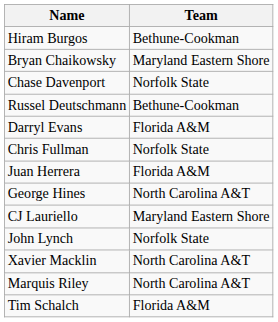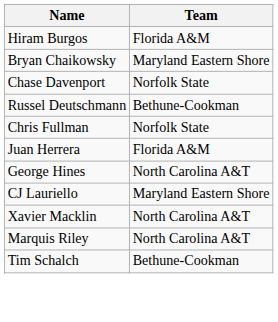(186, 37) Bethune-Cookman -> (171, 37) Florida A&M
- row: (45, 127)
- row: (40, 238)
(171, 305) Florida A&M -> (186, 261) Bethune-Cookman
